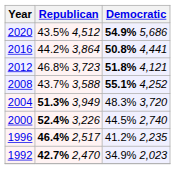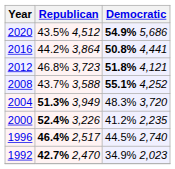(136, 120) 44.5% 2,740 -> (136, 120) 41.2% 2,235
(136, 137) 41.2% 2,235 -> (136, 137) 44.5% 2,740
